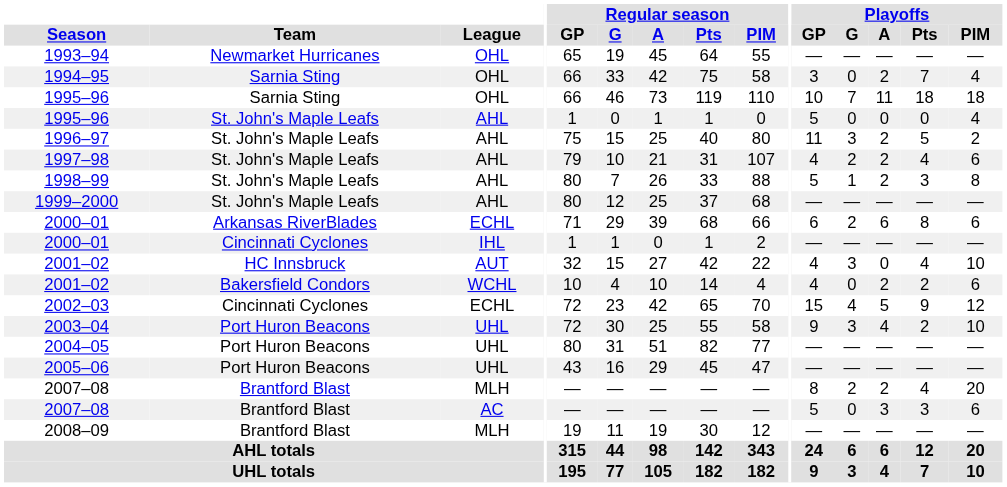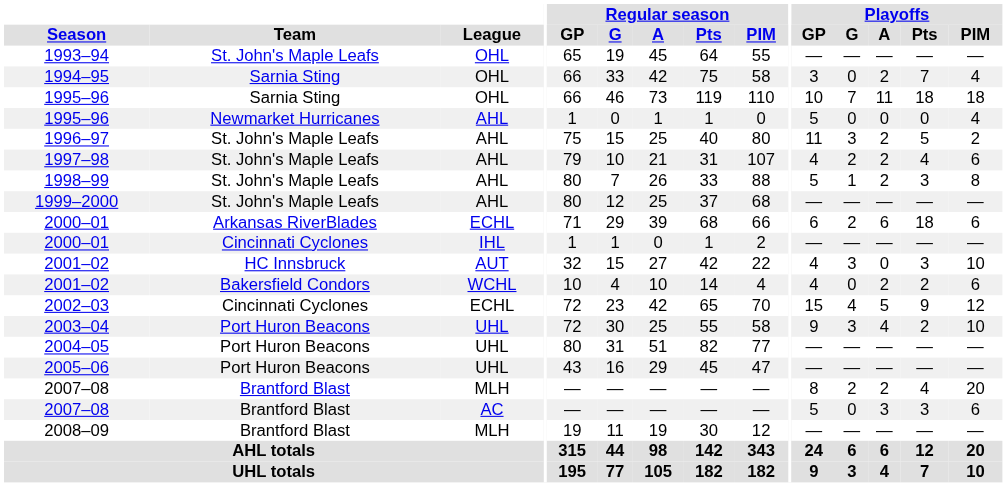(295, 55) Newmarket Hurricanes -> (295, 55) St. John's Maple Leafs
(295, 118) St. John's Maple Leafs -> (295, 118) Newmarket Hurricanes
(925, 222) 8 -> (925, 222) 18
(925, 263) 4 -> (925, 263) 3
